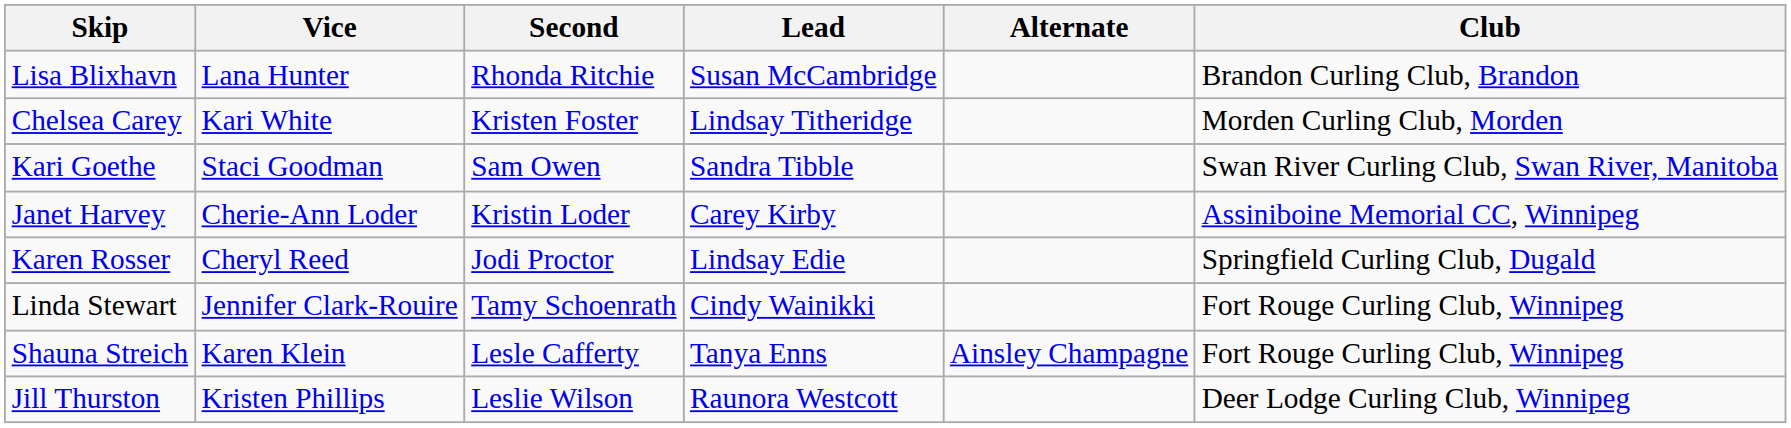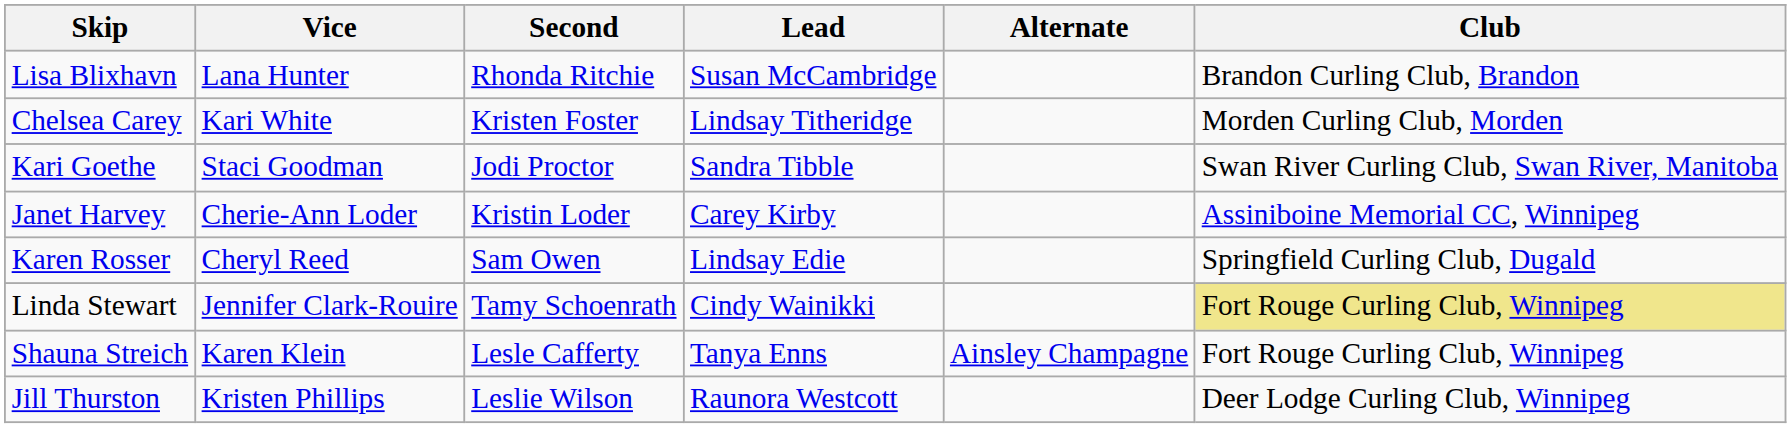(536, 167) Sam Owen -> (542, 167) Jodi Proctor
(542, 259) Jodi Proctor -> (536, 259) Sam Owen
(1413, 306) no background -> (1413, 306) khaki background
